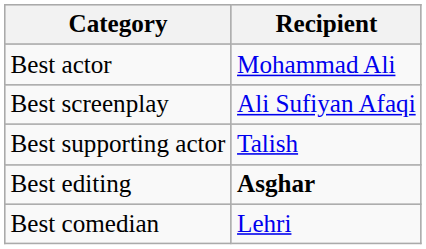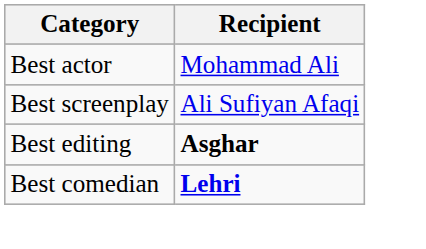- row: (118, 143)
(264, 223) normal -> (211, 183) bold
